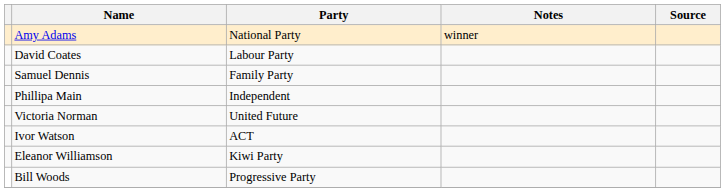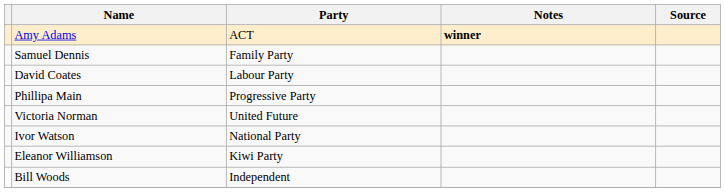(265, 35) National Party -> (241, 35) ACT
(461, 35) normal -> (462, 35) bold
rows swapped: (48, 55) <-> (52, 75)
(260, 96) Independent -> (272, 96) Progressive Party
(241, 136) ACT -> (265, 136) National Party
(272, 177) Progressive Party -> (260, 177) Independent
